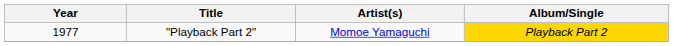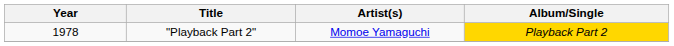(65, 32) 1977 -> (65, 32) 1978
